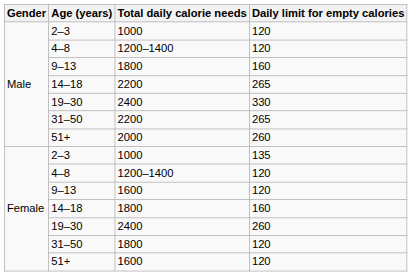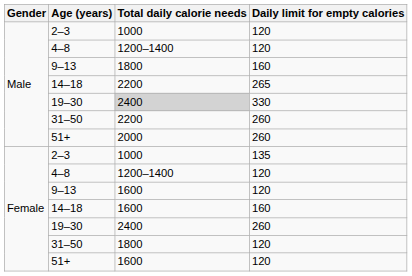(130, 102) no background -> (130, 102) lightgrey background
(261, 119) 265 -> (261, 119) 260
(130, 208) 1800 -> (130, 208) 1600
